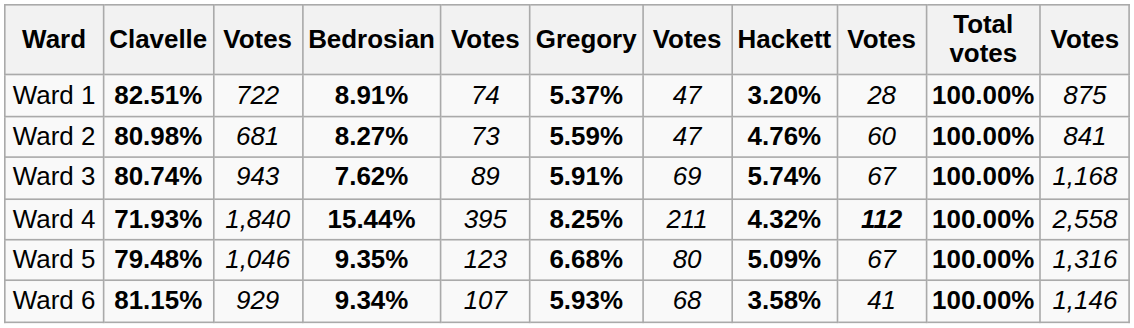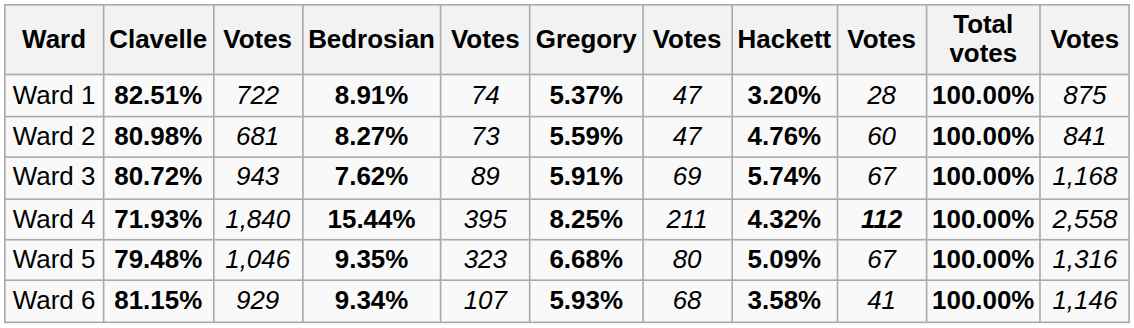(158, 177) 80.74% -> (158, 177) 80.72%
(485, 259) 123 -> (485, 259) 323
